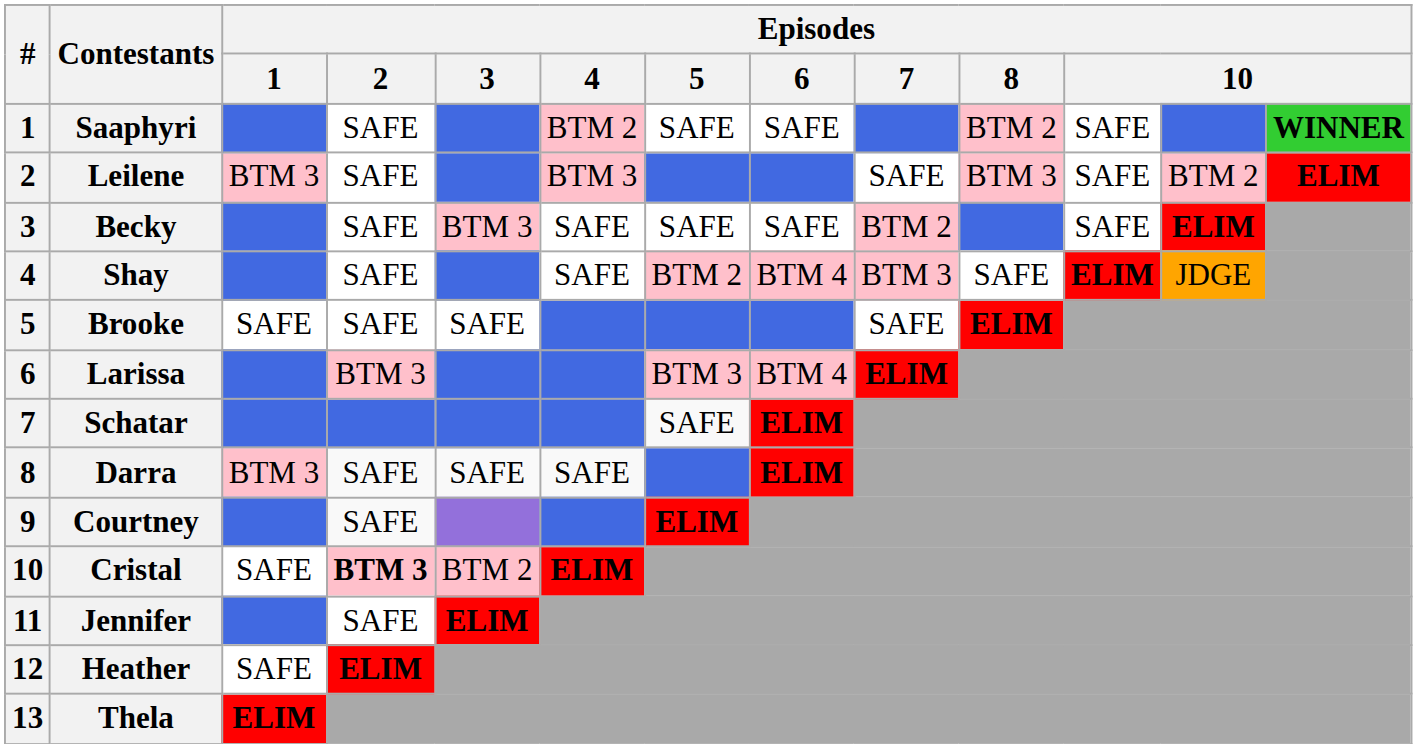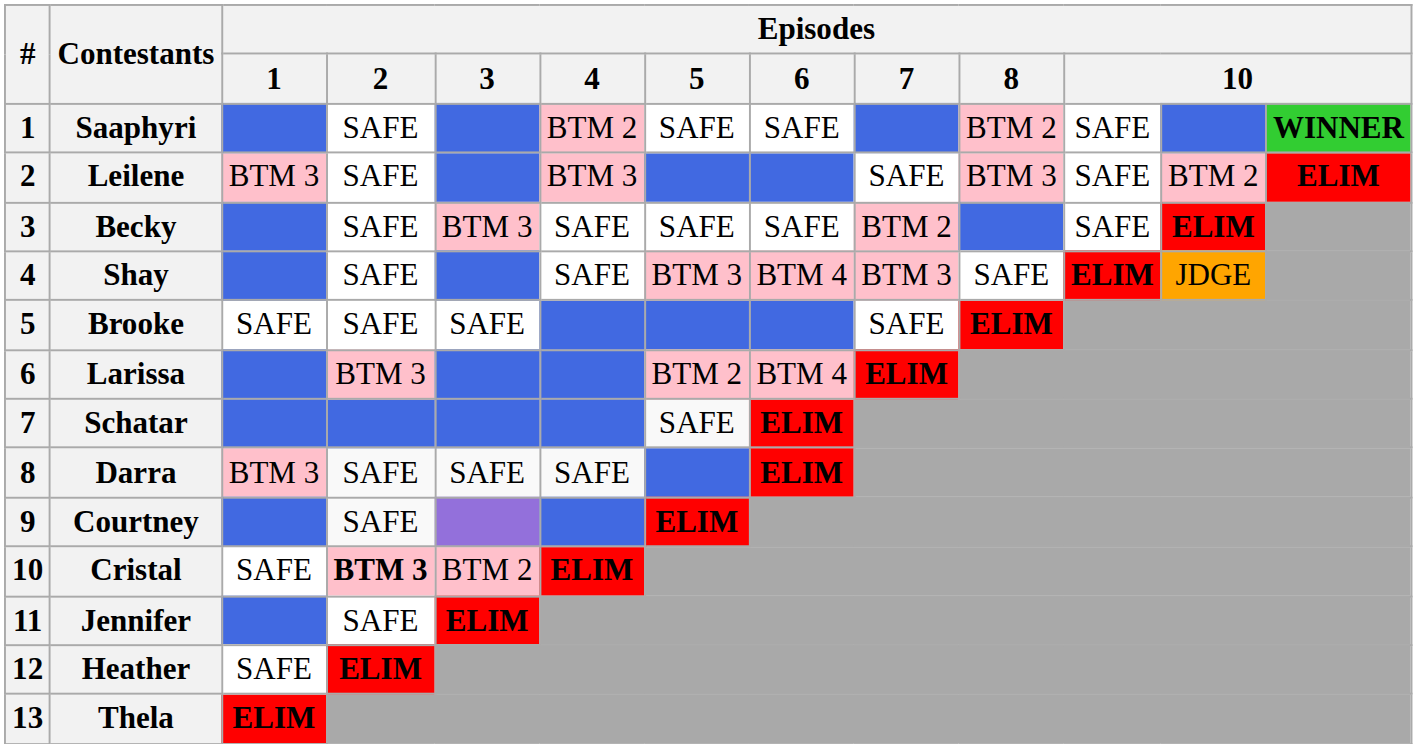(697, 275) BTM 2 -> (697, 275) BTM 3
(697, 373) BTM 3 -> (697, 373) BTM 2
